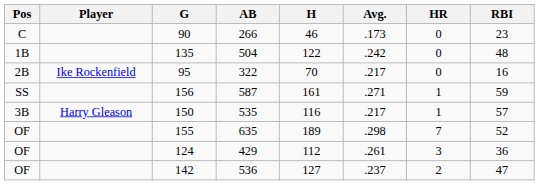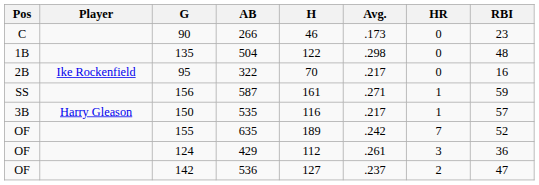(375, 53) .242 -> (375, 53) .298
(375, 131) .298 -> (375, 131) .242
